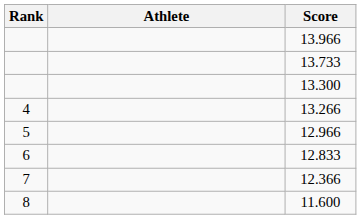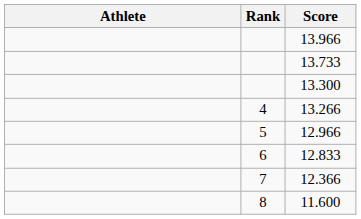columns swapped: (26, 16) <-> (166, 16)
